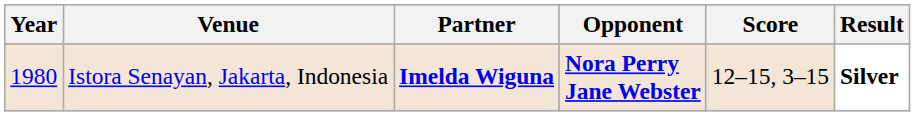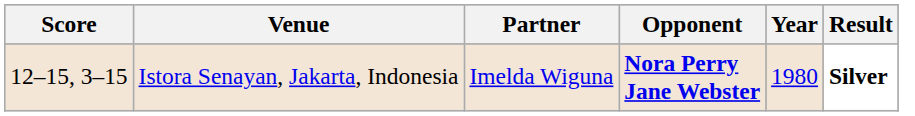columns swapped: (34, 24) <-> (770, 24)
(477, 76) bold -> (541, 76) normal
